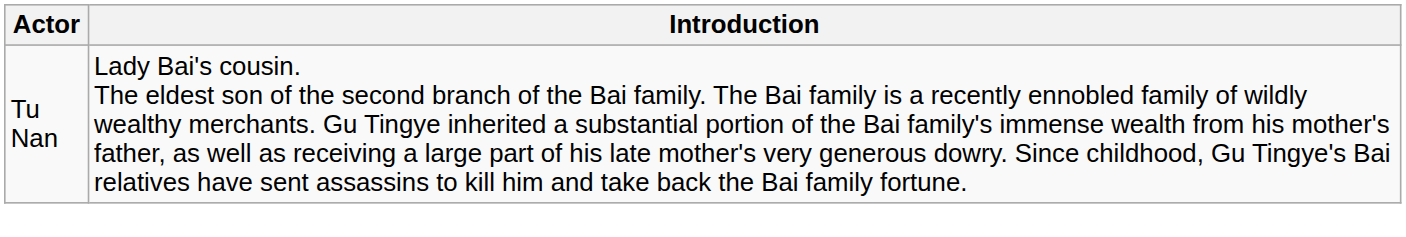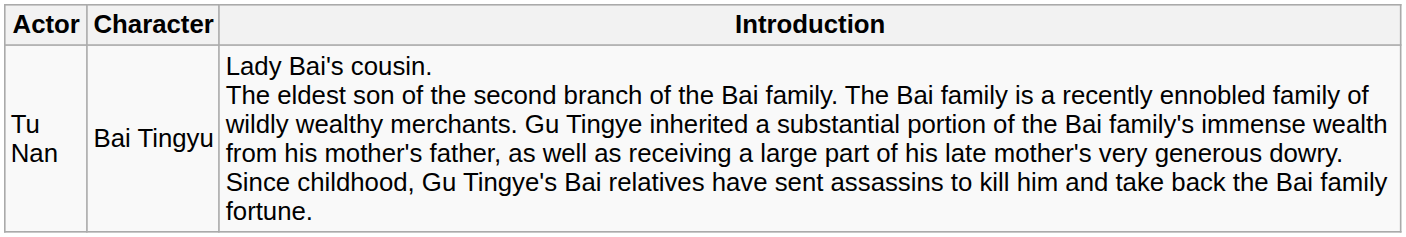+ column: (154, 24)
